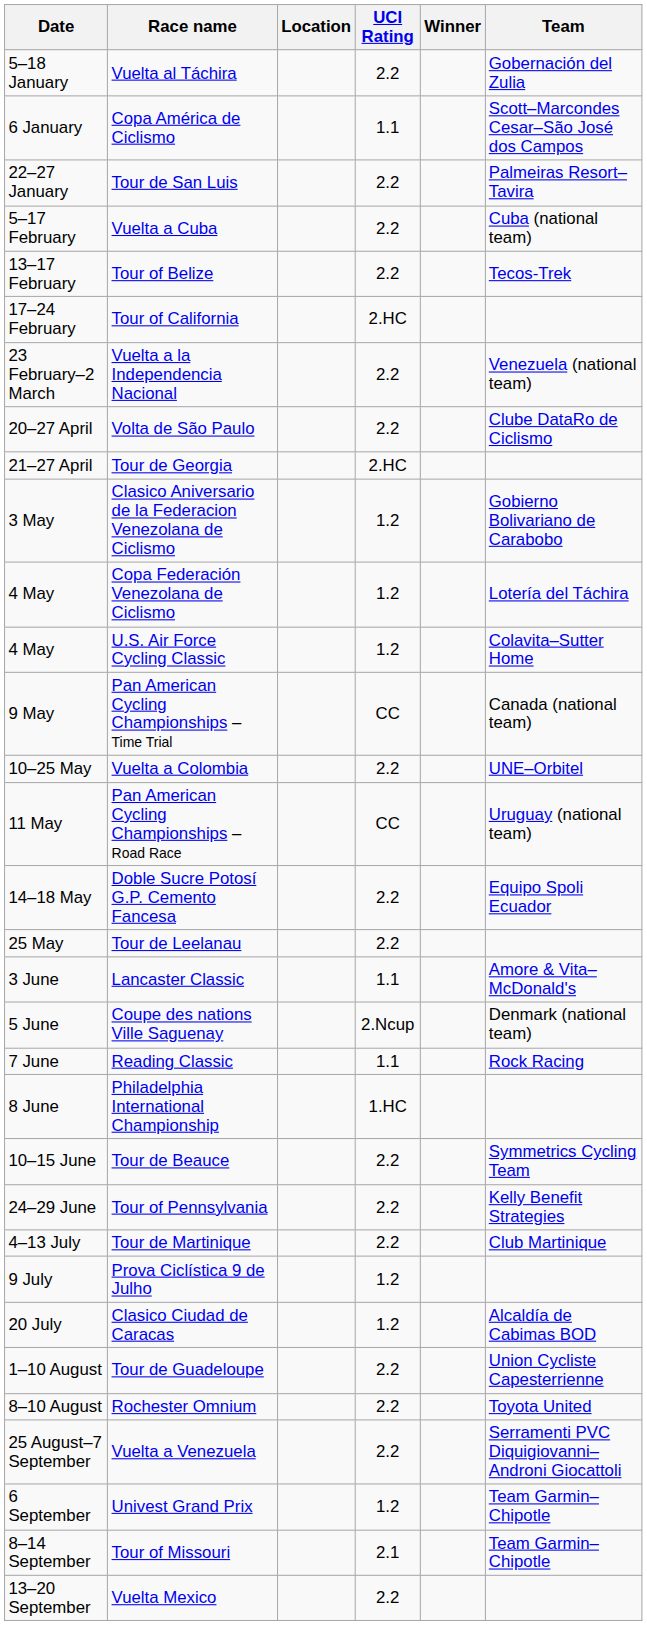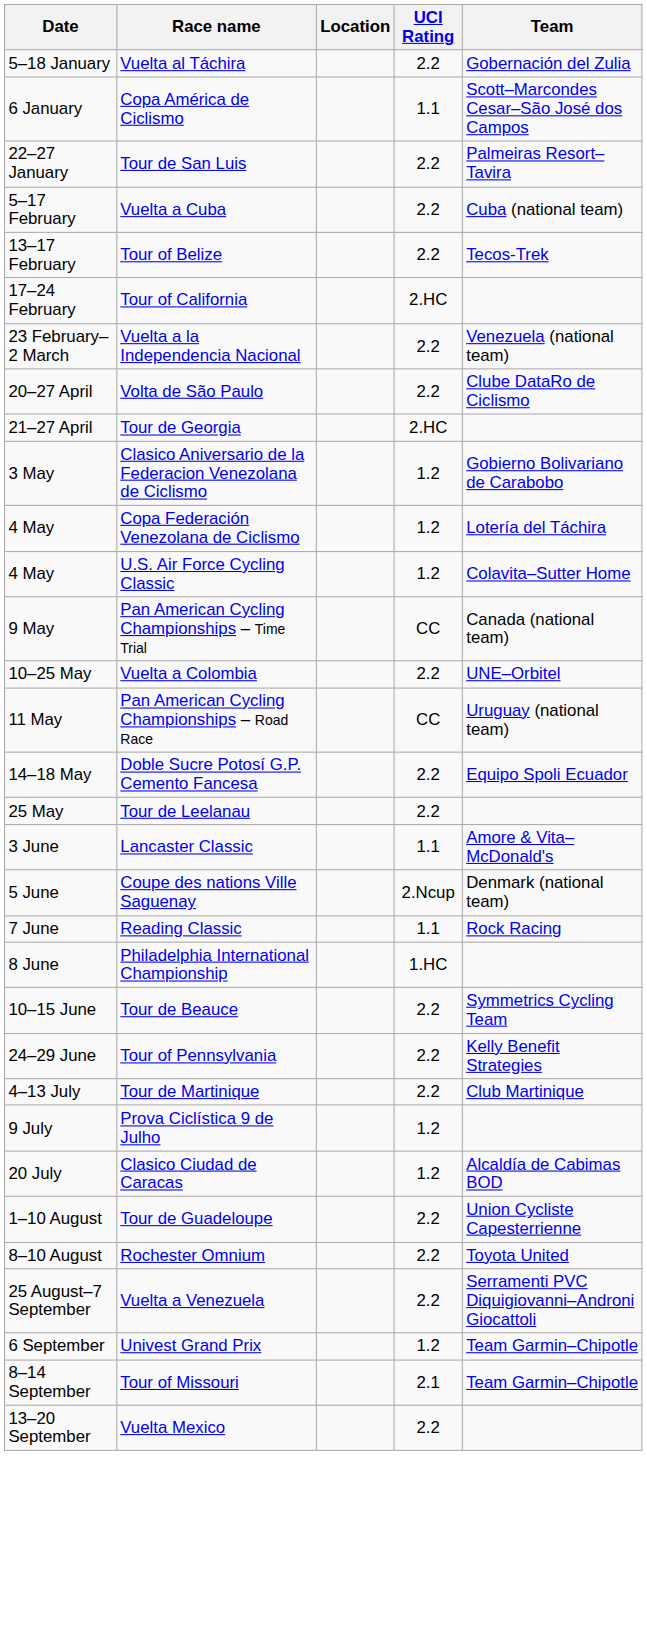- column: (453, 27)
